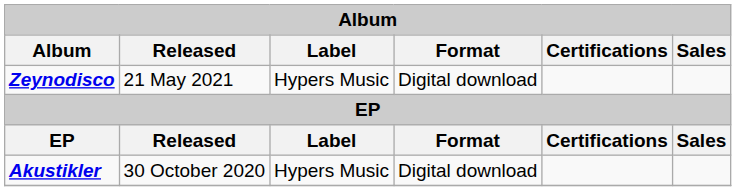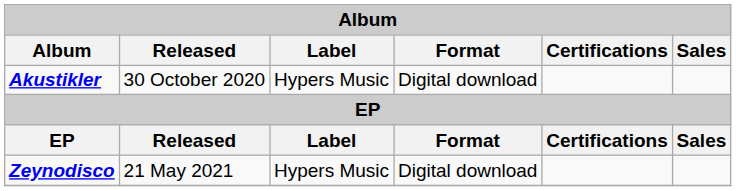rows swapped: (62, 80) <-> (55, 170)
